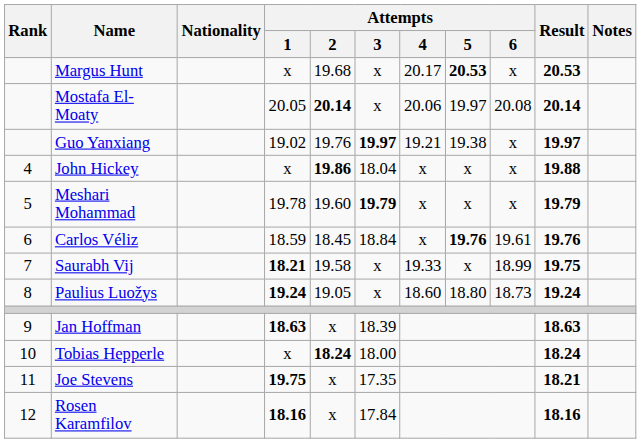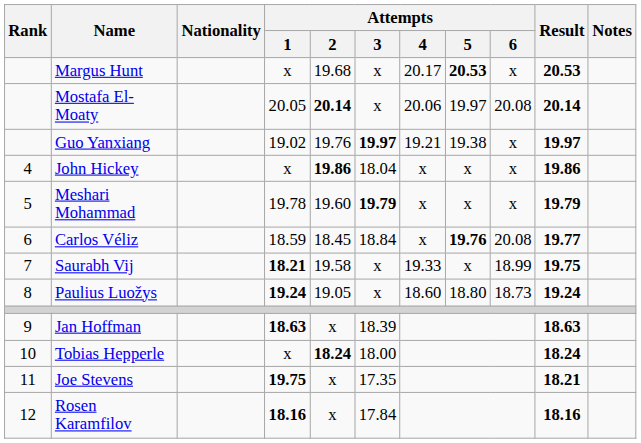(562, 168) 19.88 -> (562, 168) 19.86
(513, 239) 19.61 -> (513, 239) 20.08
(562, 239) 19.76 -> (562, 239) 19.77
